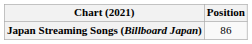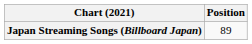(226, 30) 86 -> (226, 30) 89
